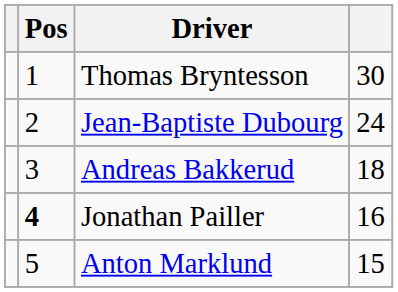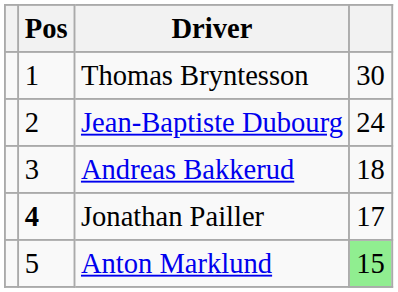(370, 216) 16 -> (370, 216) 17
(370, 263) no background -> (370, 263) lightgreen background
